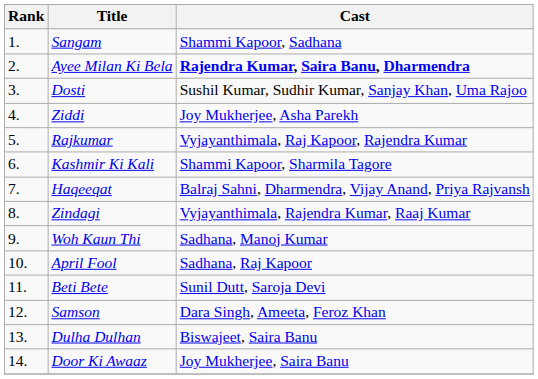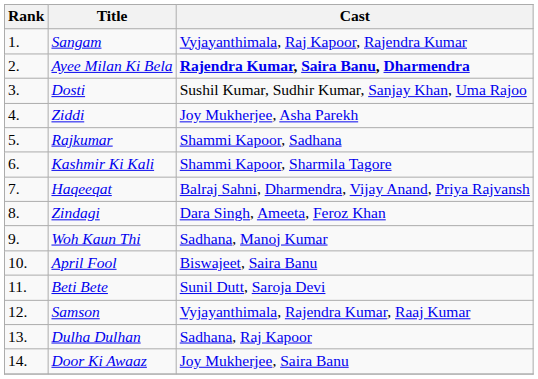(261, 41) Shammi Kapoor, Sadhana -> (323, 41) Vyjayanthimala, Raj Kapoor, Rajendra Kumar
(323, 139) Vyjayanthimala, Raj Kapoor, Rajendra Kumar -> (261, 139) Shammi Kapoor, Sadhana
(325, 213) Vyjayanthimala, Rajendra Kumar, Raaj Kumar -> (283, 213) Dara Singh, Ameeta, Feroz Khan
(246, 262) Sadhana, Raj Kapoor -> (248, 262) Biswajeet, Saira Banu
(283, 312) Dara Singh, Ameeta, Feroz Khan -> (325, 312) Vyjayanthimala, Rajendra Kumar, Raaj Kumar
(248, 336) Biswajeet, Saira Banu -> (246, 336) Sadhana, Raj Kapoor
